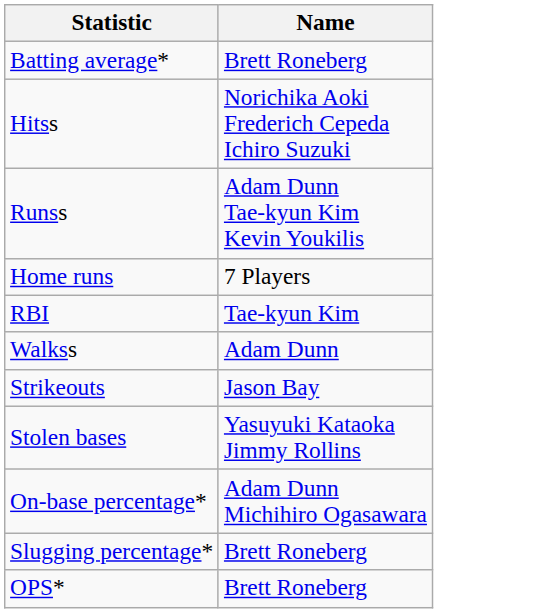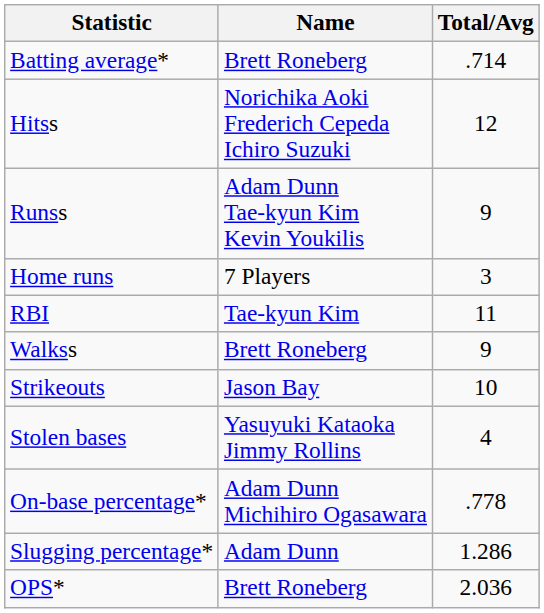+ column: (486, 23)
(281, 350) Adam Dunn -> (295, 350) Brett Roneberg
(295, 551) Brett Roneberg -> (281, 551) Adam Dunn
